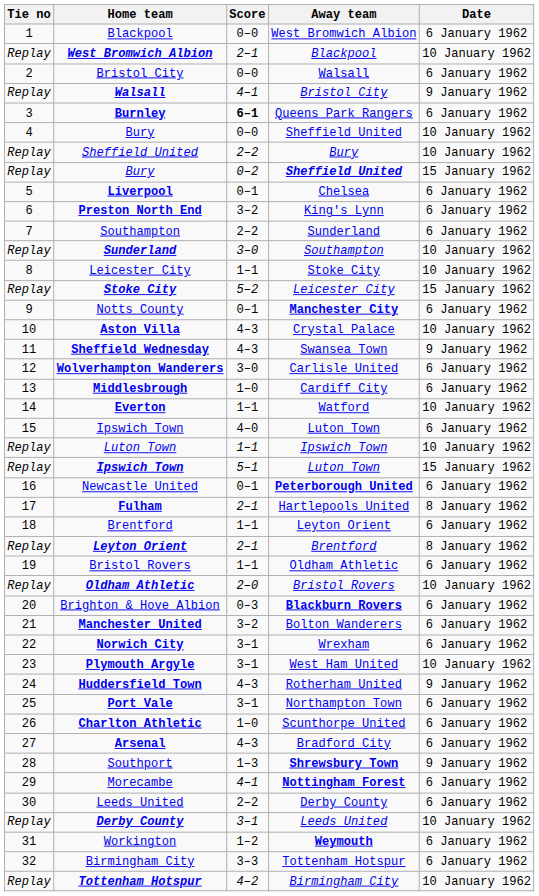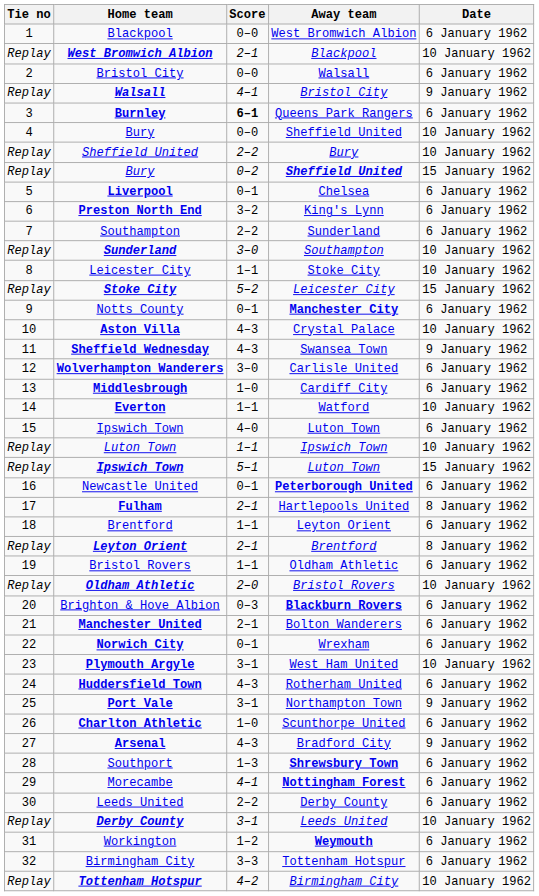(247, 625) 3–2 -> (247, 625) 2–1
(247, 645) 3–1 -> (247, 645) 0–1
(477, 684) 9 January 1962 -> (477, 684) 6 January 1962
(477, 704) 6 January 1962 -> (477, 704) 9 January 1962
(477, 743) 6 January 1962 -> (477, 743) 9 January 1962
(477, 763) 9 January 1962 -> (477, 763) 6 January 1962
